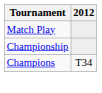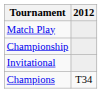+ row: (31, 63)
